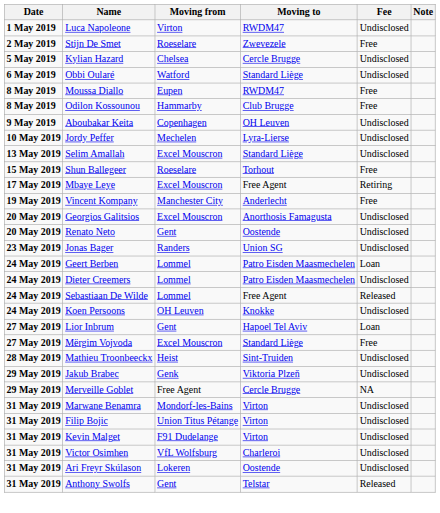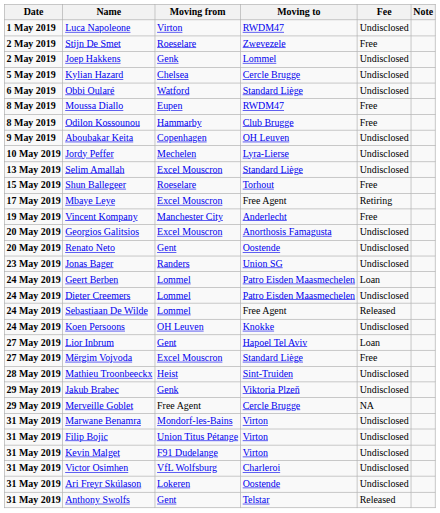+ row: (93, 59)
